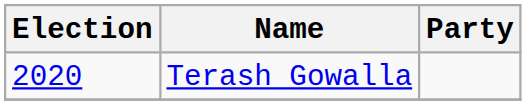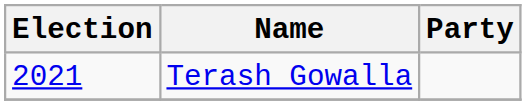(47, 77) 2020 -> (47, 77) 2021
